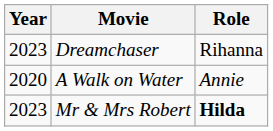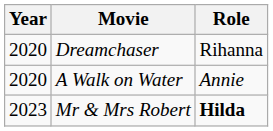(28, 49) 2023 -> (28, 49) 2020
